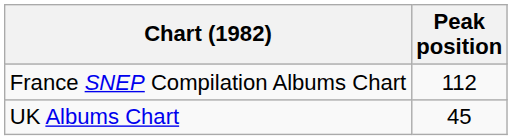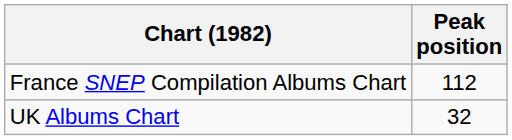(459, 116) 45 -> (459, 116) 32
